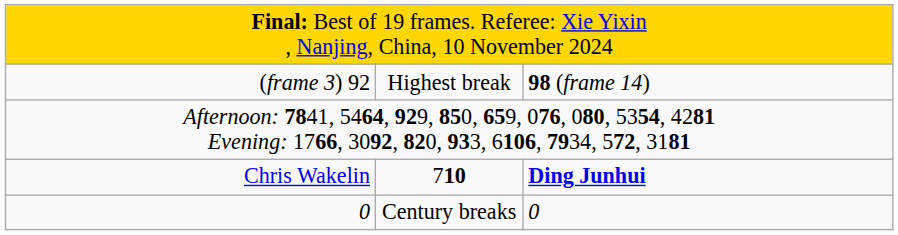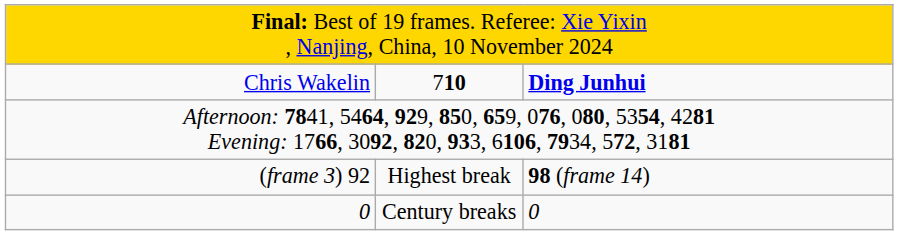rows swapped: (307, 176) <-> (315, 81)
